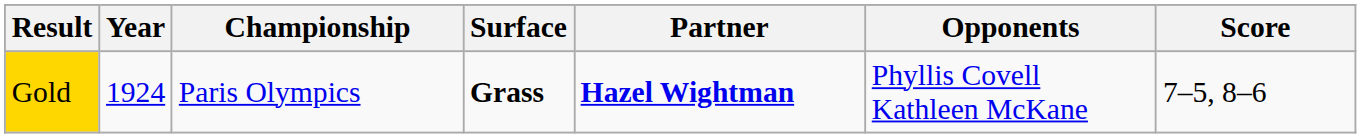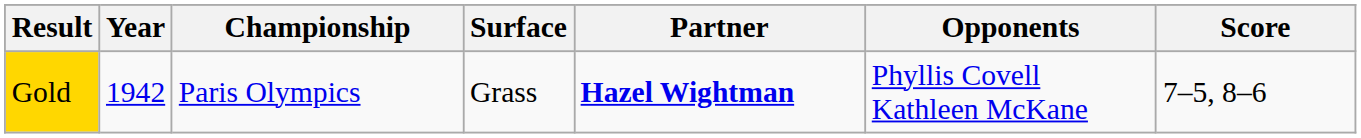(136, 91) 1924 -> (136, 91) 1942
(507, 91) bold -> (504, 91) normal
